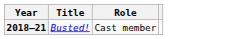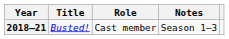+ column: (189, 12)
